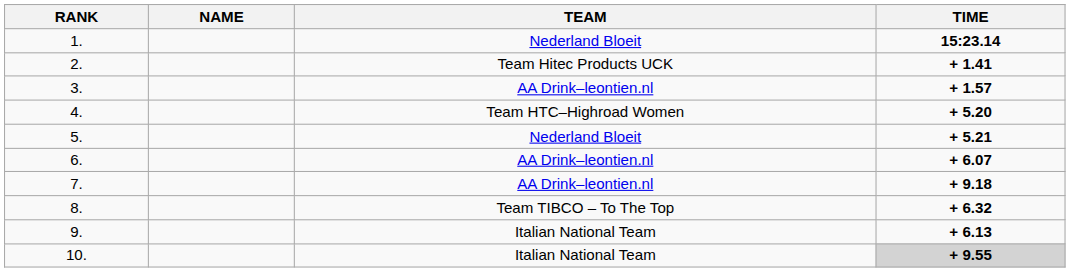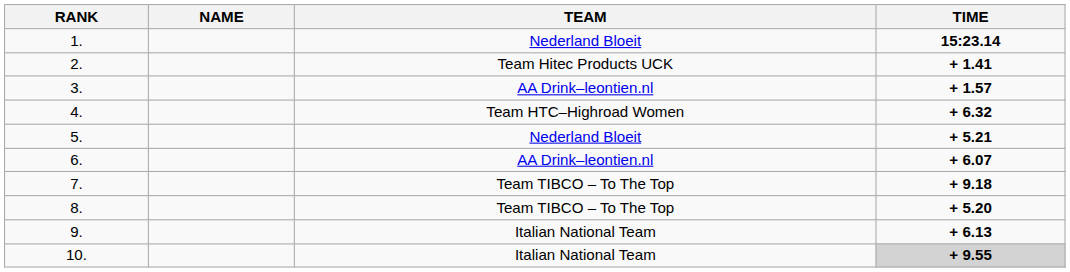(971, 112) + 5.20 -> (971, 112) + 6.32
(585, 184) AA Drink–leontien.nl -> (585, 184) Team TIBCO – To The Top
(971, 208) + 6.32 -> (971, 208) + 5.20
